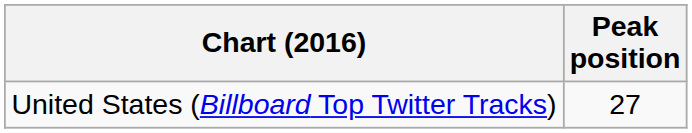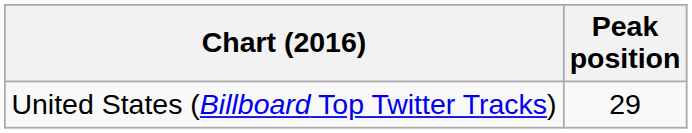(625, 104) 27 -> (625, 104) 29
